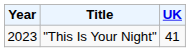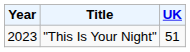(172, 36) 41 -> (172, 36) 51
